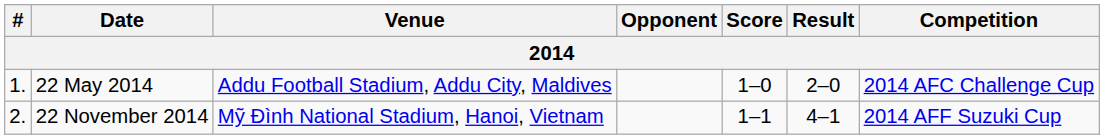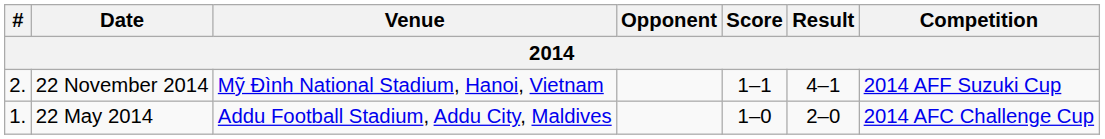rows swapped: (94, 85) <-> (122, 117)
